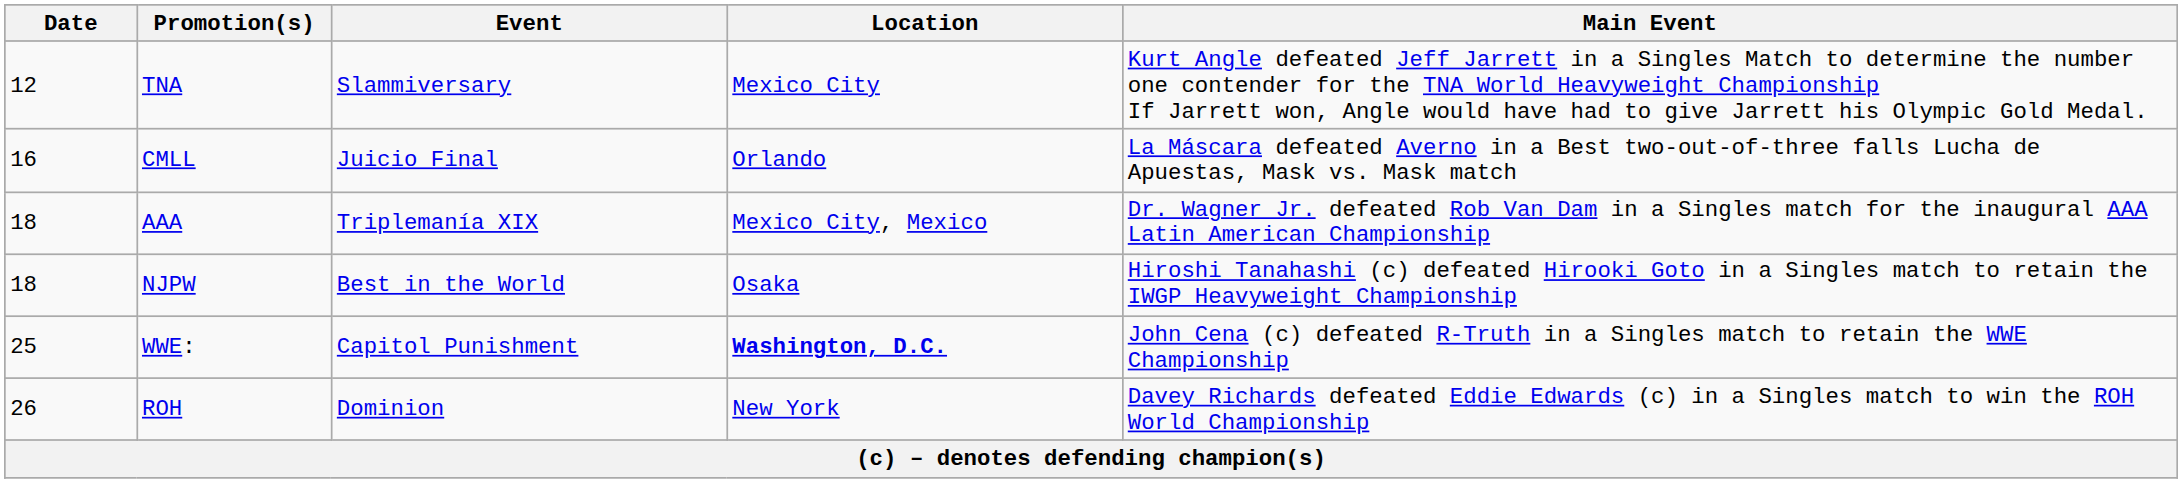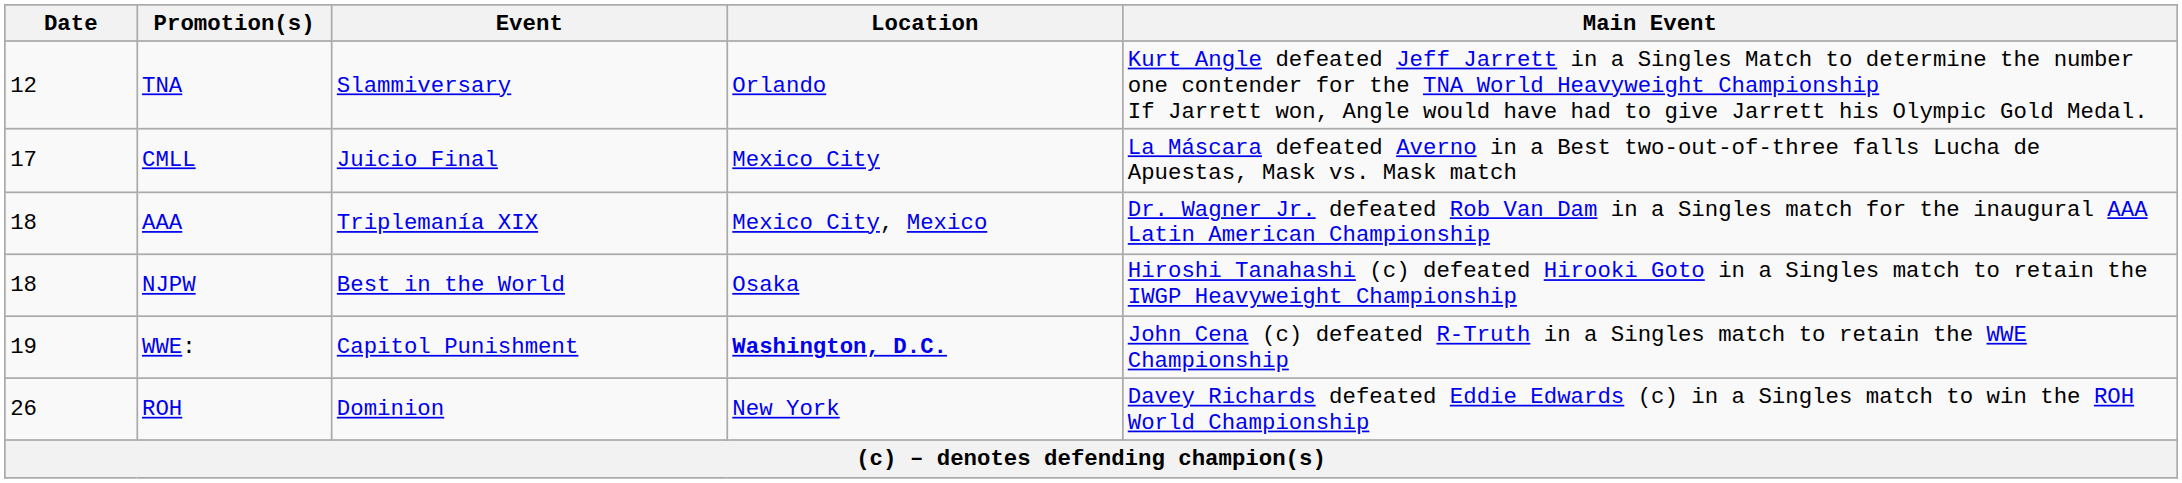(806, 85) Mexico City -> (779, 85) Orlando
(24, 160) 16 -> (24, 160) 17
(779, 160) Orlando -> (806, 160) Mexico City
(24, 347) 25 -> (24, 347) 19
